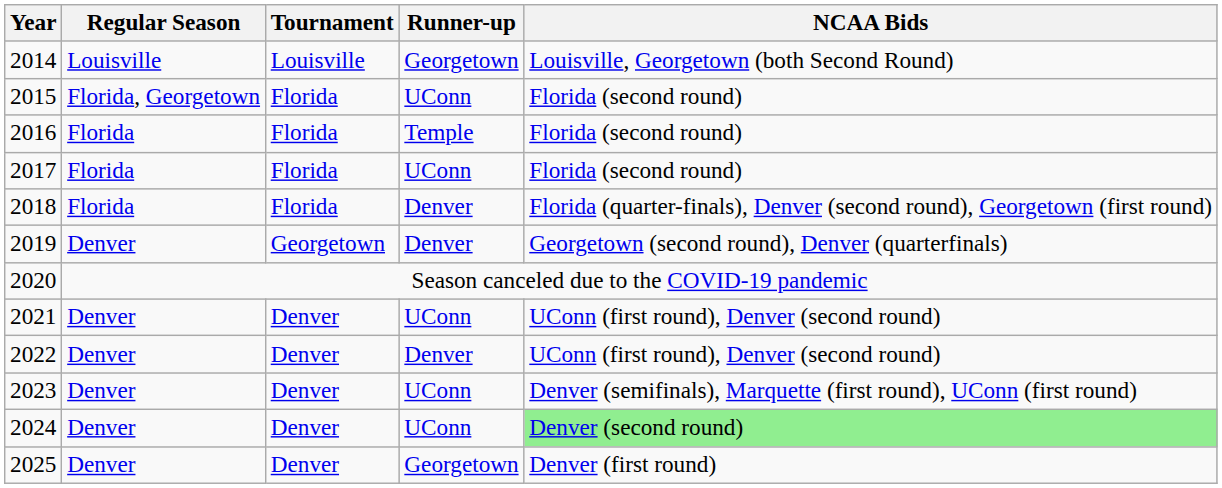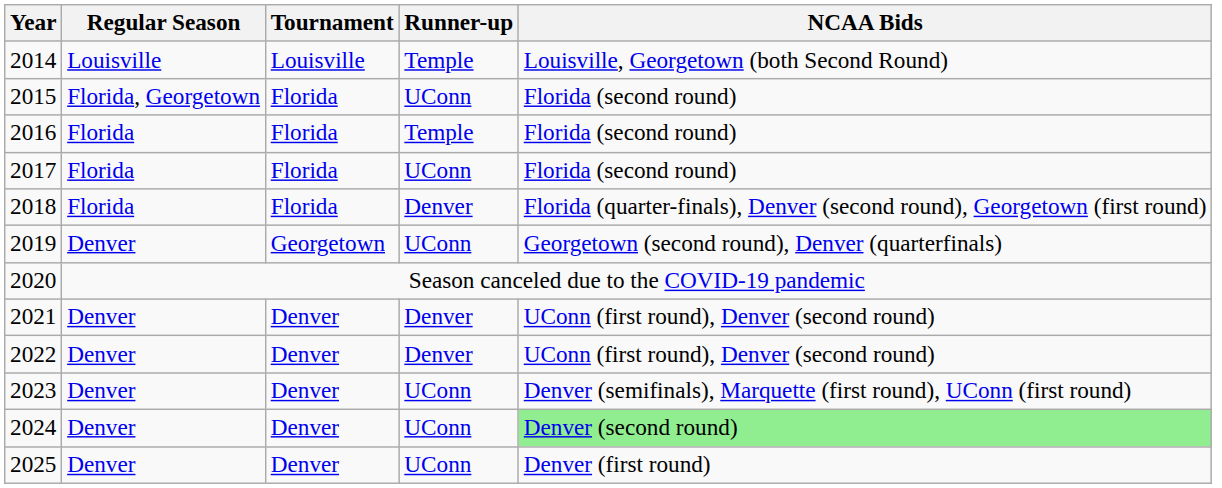(461, 59) Georgetown -> (439, 59) Temple
(438, 243) Denver -> (438, 243) UConn
(438, 317) UConn -> (438, 317) Denver
(461, 464) Georgetown -> (438, 464) UConn
